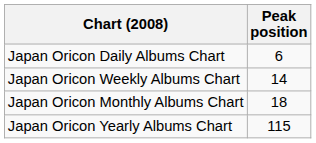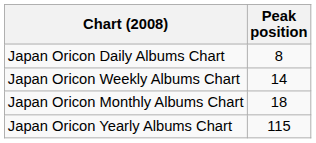(279, 56) 6 -> (279, 56) 8
